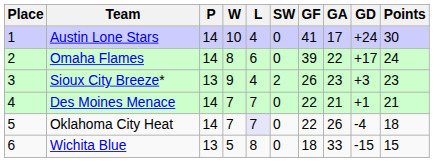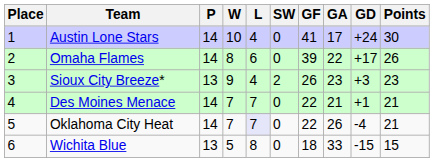(391, 59) 24 -> (391, 59) 26
(391, 124) 18 -> (391, 124) 21
